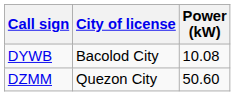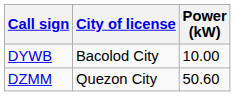(201, 56) 10.08 -> (201, 56) 10.00
